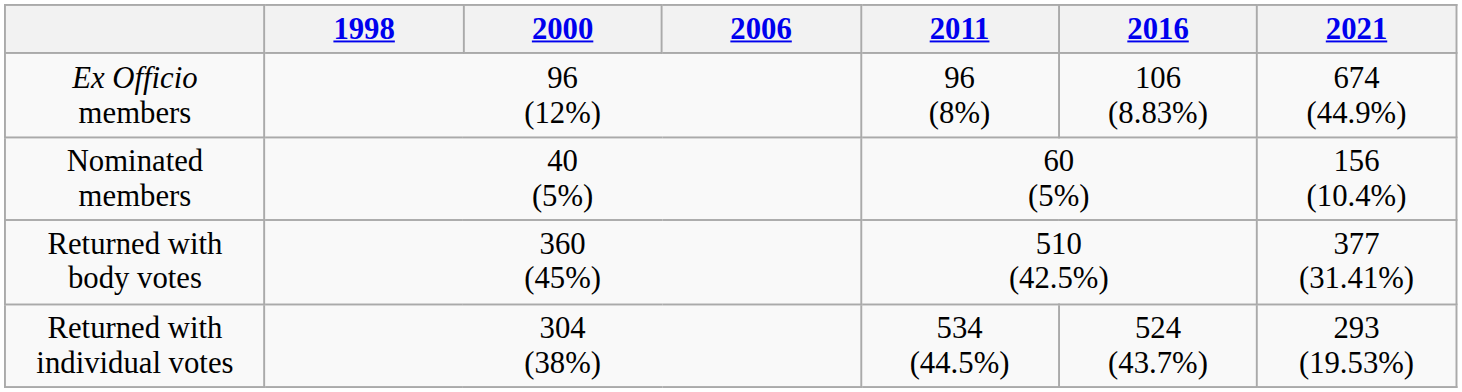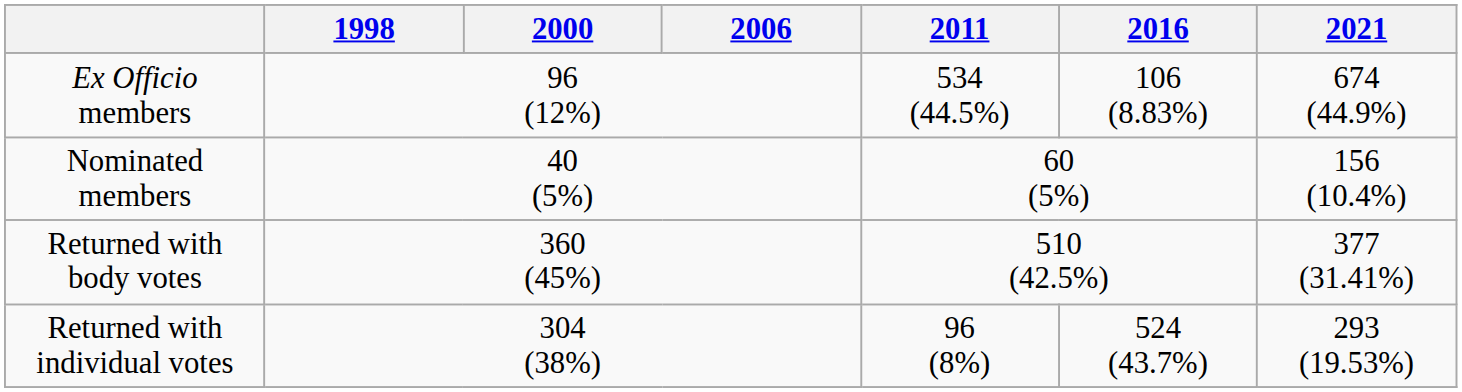(960, 94) 96 (8%) -> (960, 94) 534 (44.5%)
(960, 344) 534 (44.5%) -> (960, 344) 96 (8%)
